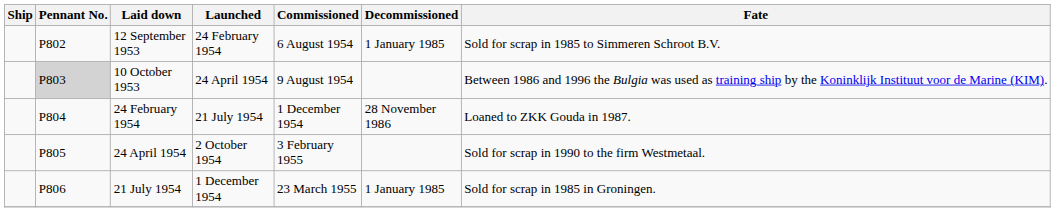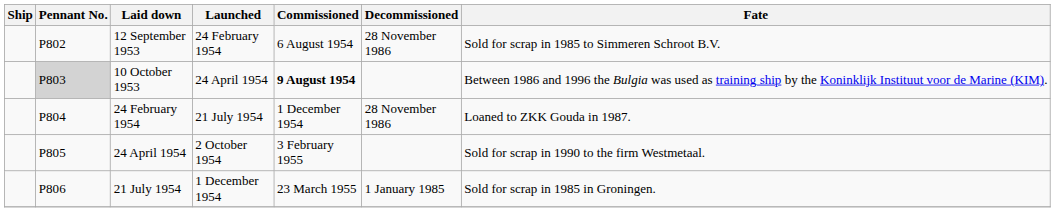(405, 43) 1 January 1985 -> (400, 43) 28 November 1986
(315, 79) normal -> (316, 79) bold
